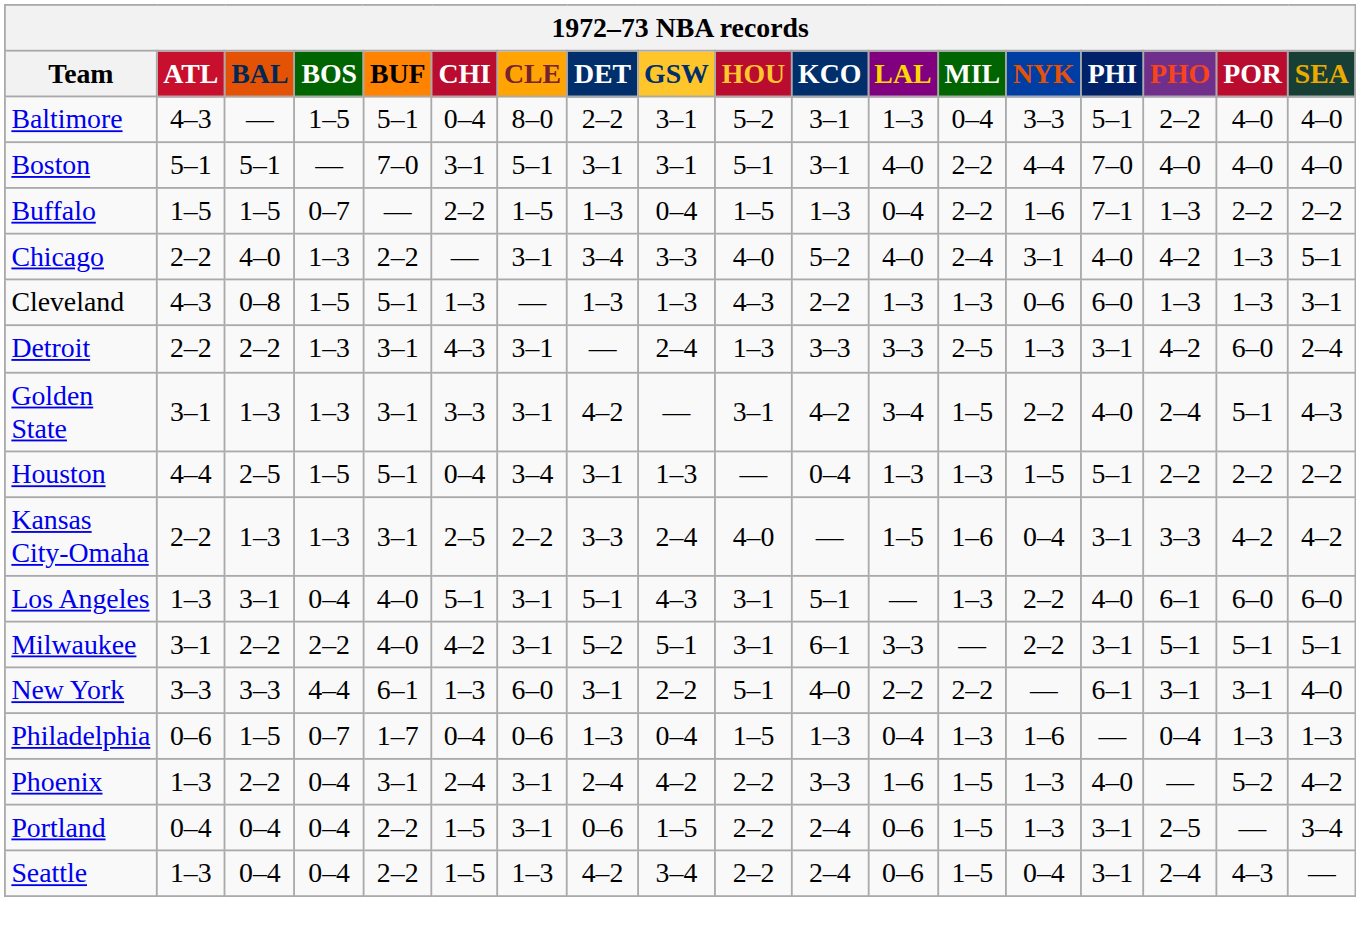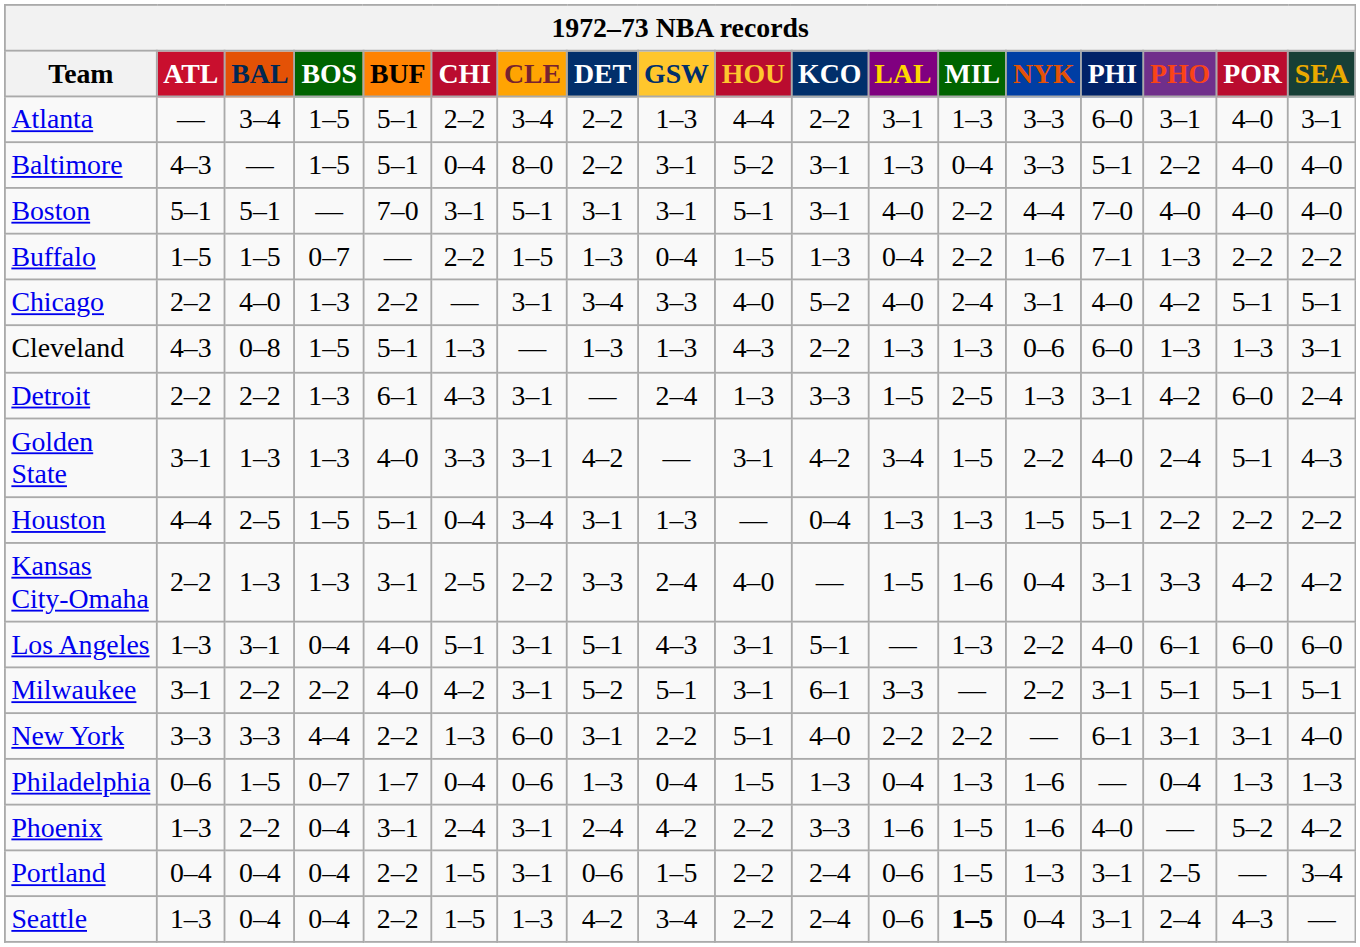+ row: (52, 119)
(1252, 256) 1–3 -> (1252, 302) 5–1
(398, 348) 3–1 -> (398, 394) 6–1
(903, 348) 3–3 -> (903, 394) 1–5
(398, 411) 3–1 -> (398, 456) 4–0
(398, 689) 6–1 -> (398, 735) 2–2
(1044, 781) 1–3 -> (1044, 827) 1–6
(972, 873) normal -> (972, 919) bold
